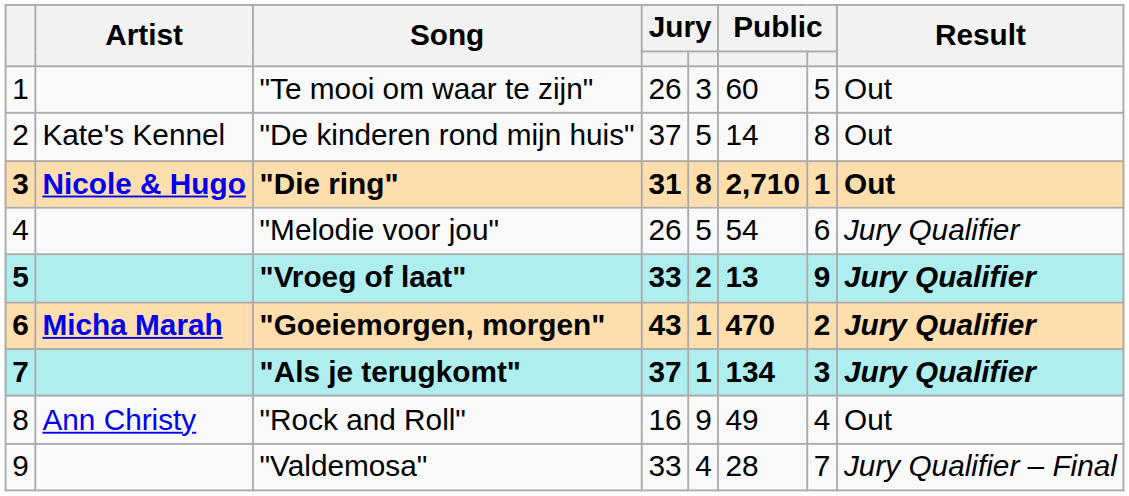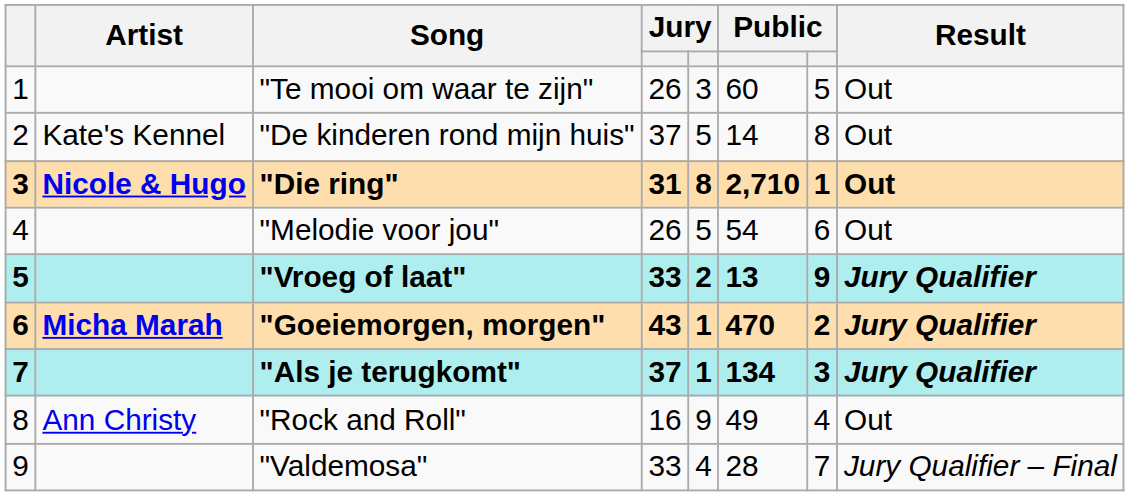(932, 230) Jury Qualifier -> (868, 230) Out
